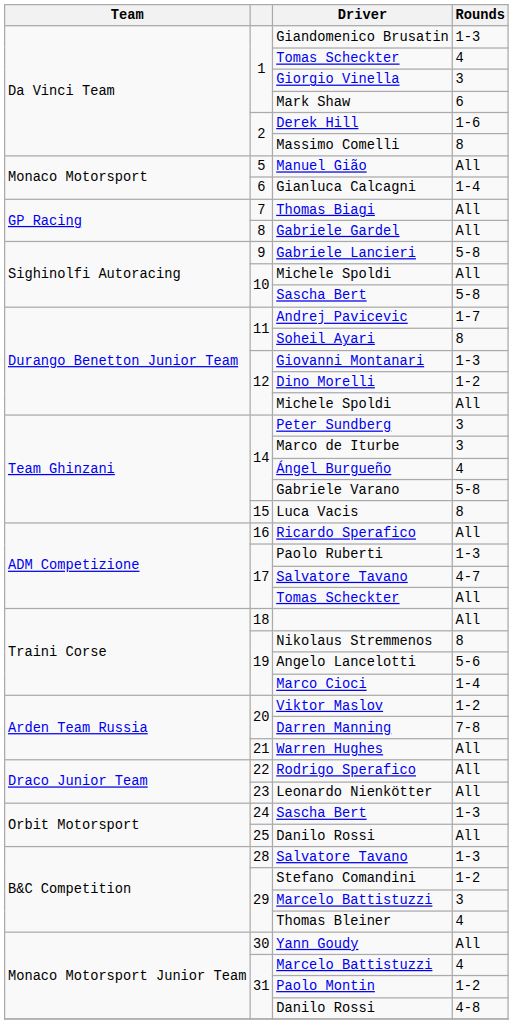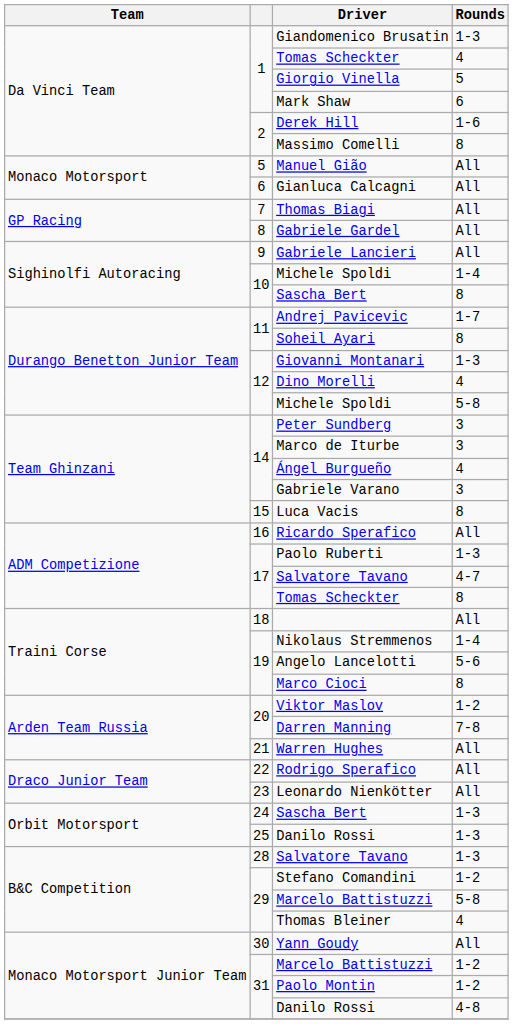(460, 80) 3 -> (460, 80) 5
(468, 188) 1-4 -> (468, 188) All
(468, 253) 5-8 -> (468, 253) All
(468, 274) All -> (468, 274) 1-4
(468, 296) 5-8 -> (460, 296) 8
(468, 382) 1-2 -> (460, 382) 4
(468, 404) All -> (468, 404) 5-8
(468, 490) 5-8 -> (460, 490) 3
(468, 598) All -> (460, 598) 8
(460, 641) 8 -> (468, 641) 1-4
(468, 685) 1-4 -> (460, 685) 8
(468, 836) All -> (468, 836) 1-3
(460, 900) 3 -> (468, 900) 5-8
(460, 965) 4 -> (468, 965) 1-2
